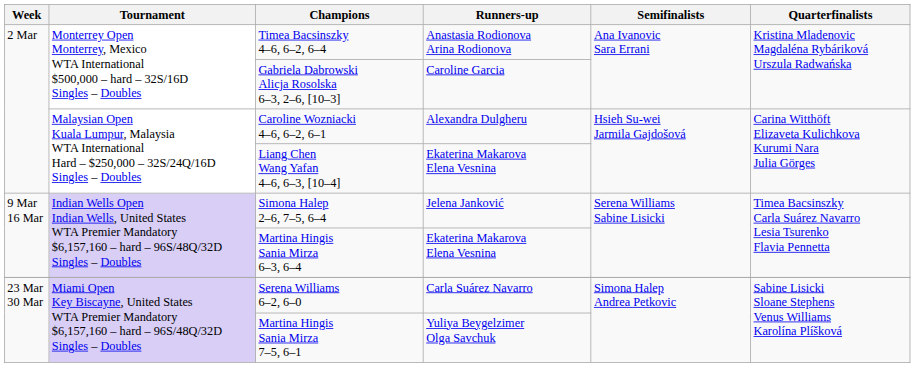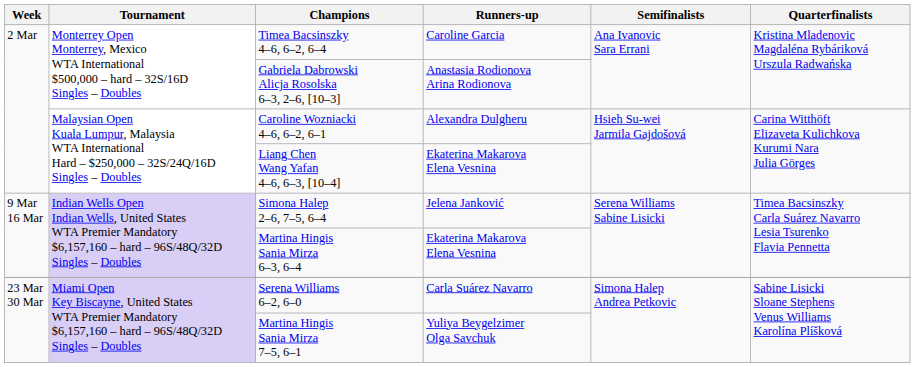(479, 42) Anastasia Rodionova Arina Rodionova -> (465, 35) Caroline Garcia
(465, 70) Caroline Garcia -> (479, 77) Anastasia Rodionova Arina Rodionova
